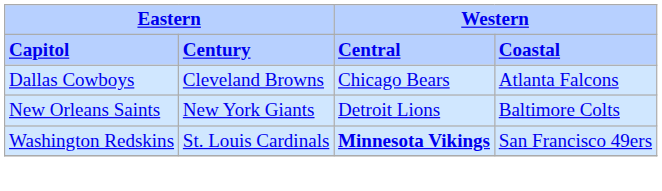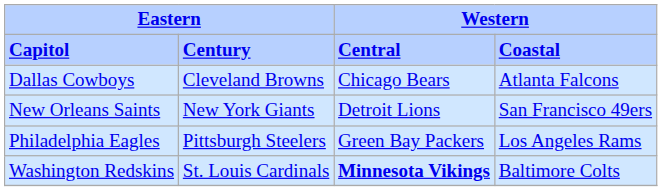(559, 110) Baltimore Colts -> (575, 110) San Francisco 49ers
+ row: (84, 140)
(575, 140) San Francisco 49ers -> (559, 170) Baltimore Colts
